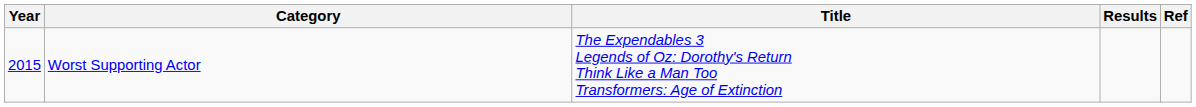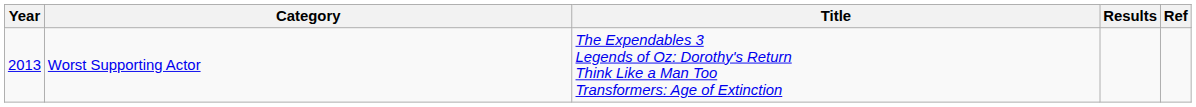(24, 65) 2015 -> (24, 65) 2013
